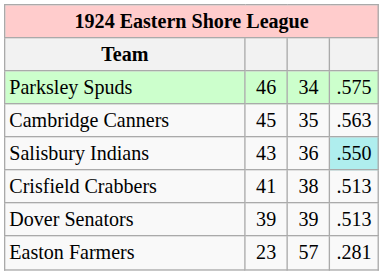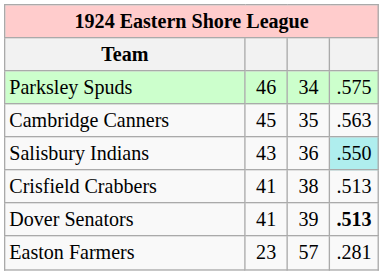(266, 219) 39 -> (266, 219) 41
(354, 219) normal -> (354, 219) bold
